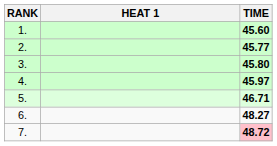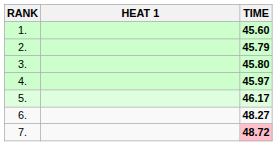(256, 47) 45.77 -> (256, 47) 45.79
(256, 99) 46.71 -> (256, 99) 46.17
